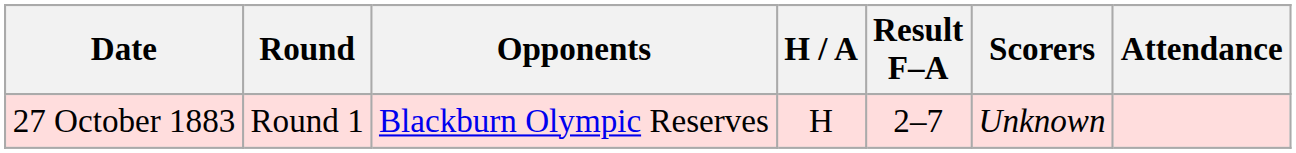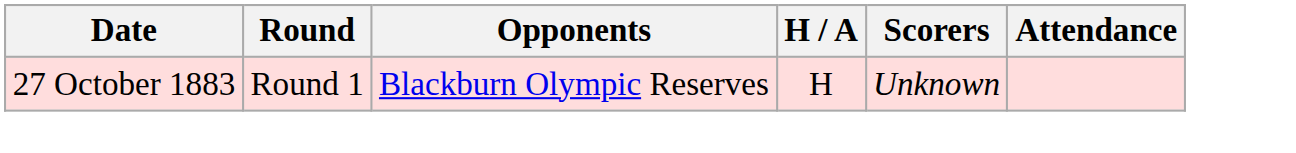- column: (918, 49)
